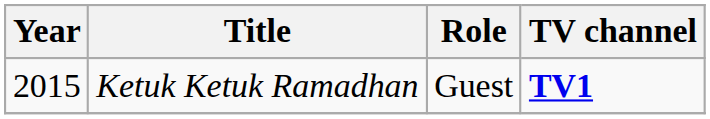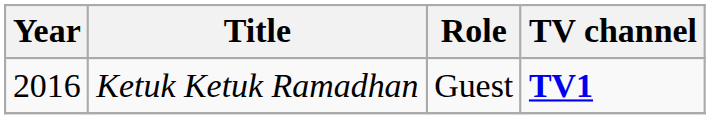(47, 85) 2015 -> (47, 85) 2016
